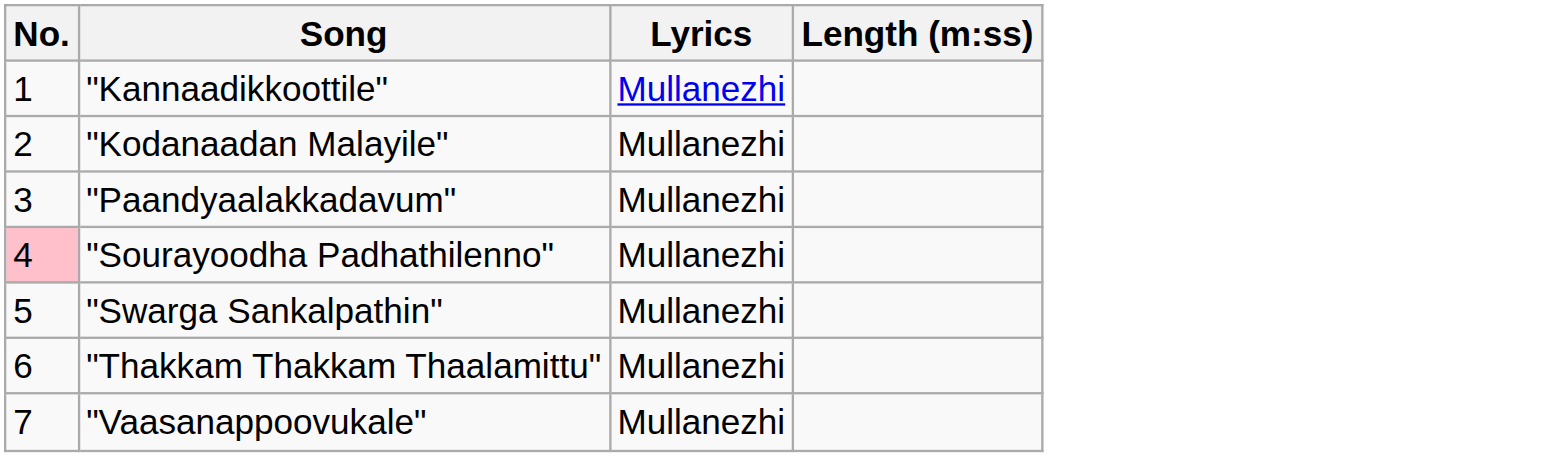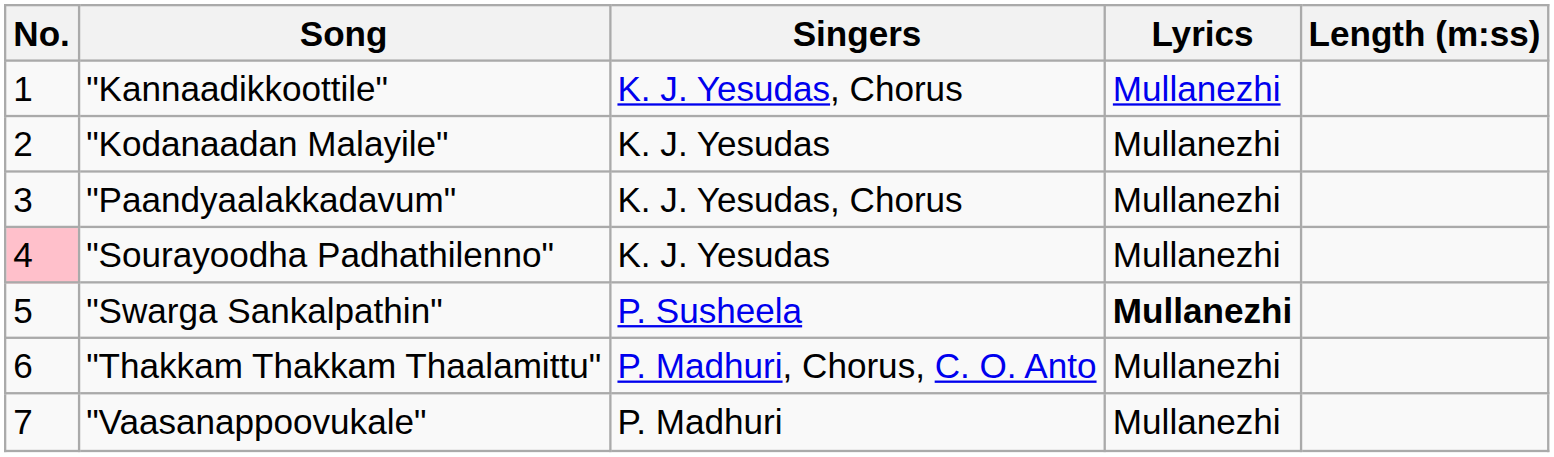+ column: (857, 33)
(701, 311) normal -> (1203, 311) bold
